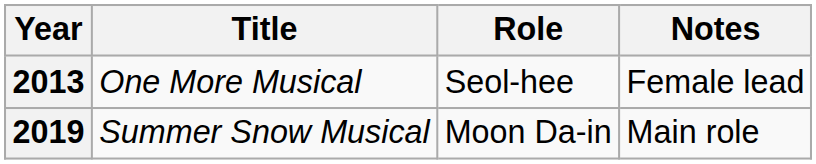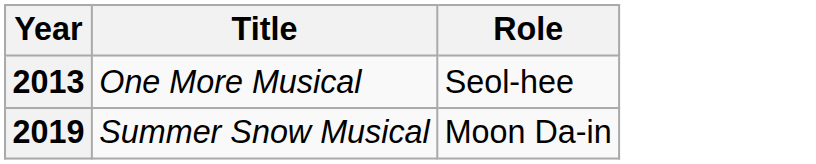- column: (716, 30)
